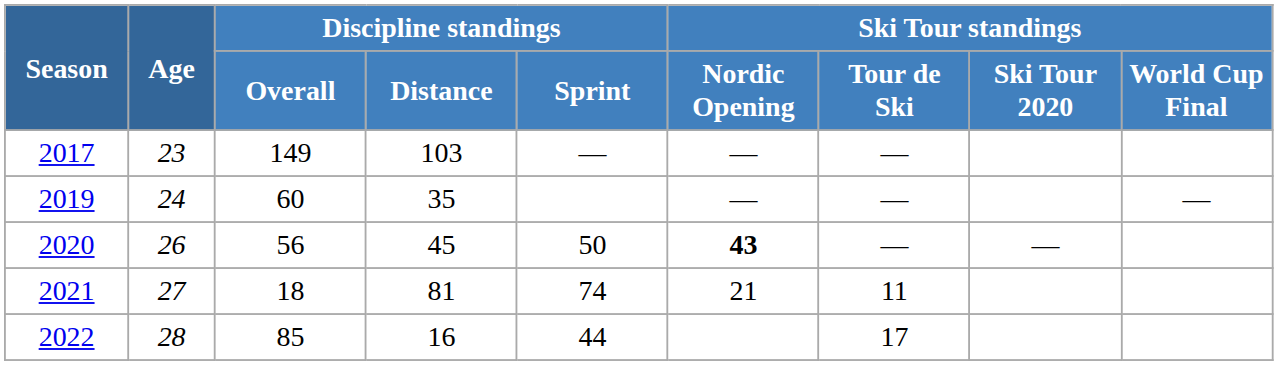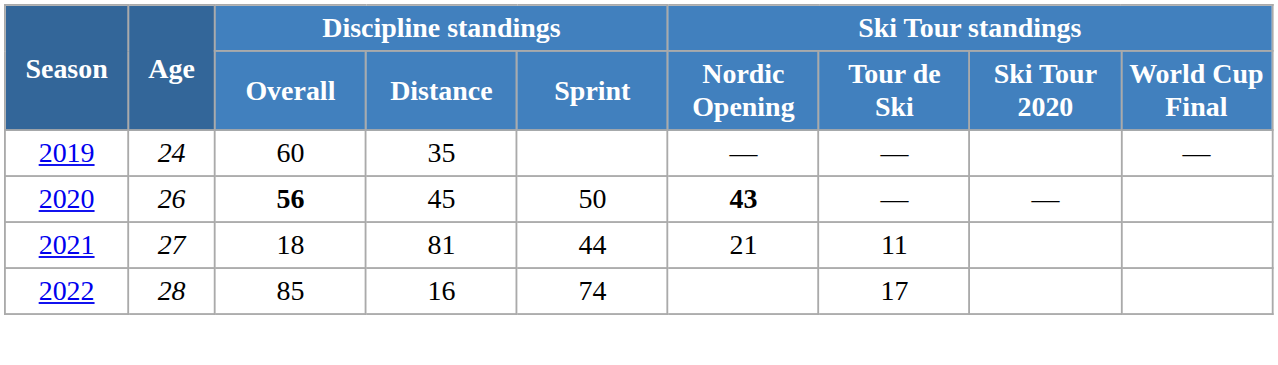- row: (67, 153)
(290, 245) normal -> (290, 199) bold
(592, 291) 74 -> (592, 245) 44
(592, 337) 44 -> (592, 291) 74
